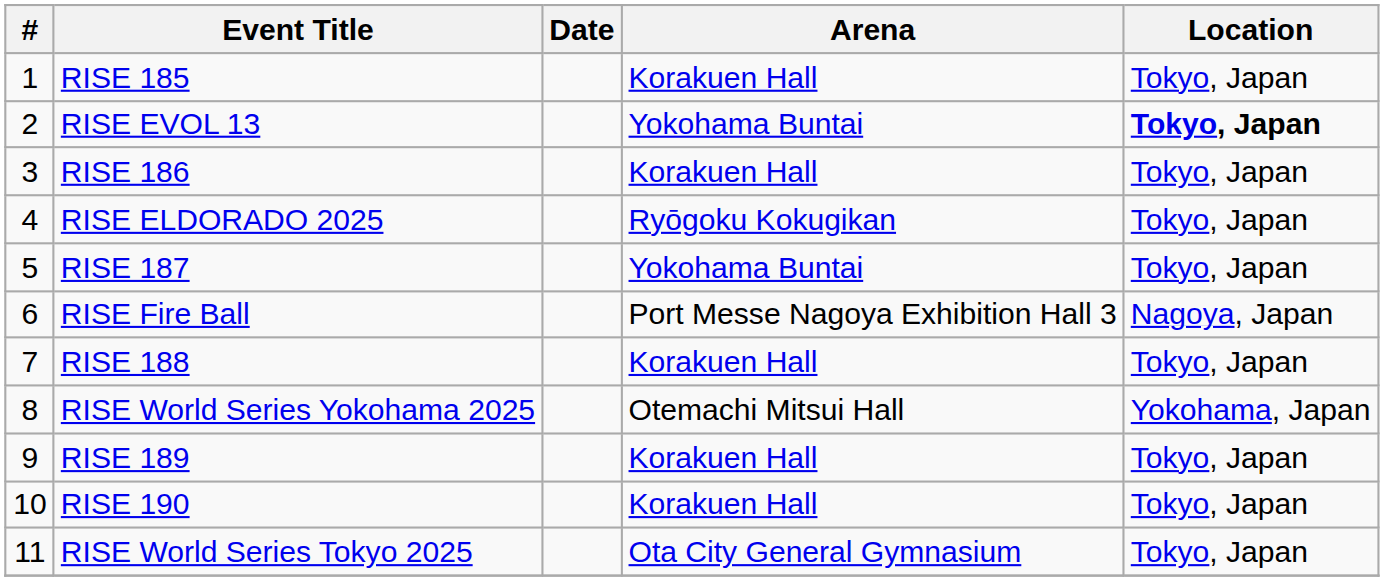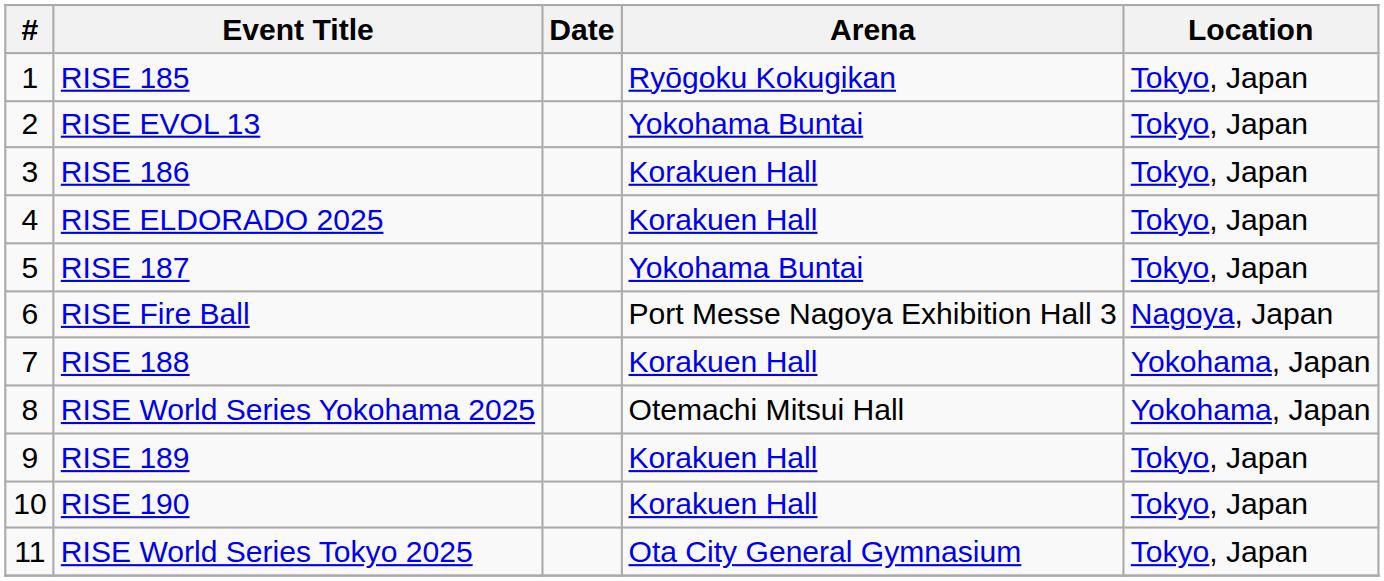(723, 77) Korakuen Hall -> (762, 77) Ryōgoku Kokugikan
(1226, 124) bold -> (1219, 124) normal
(762, 219) Ryōgoku Kokugikan -> (723, 219) Korakuen Hall
(1219, 362) Tokyo, Japan -> (1251, 362) Yokohama, Japan
